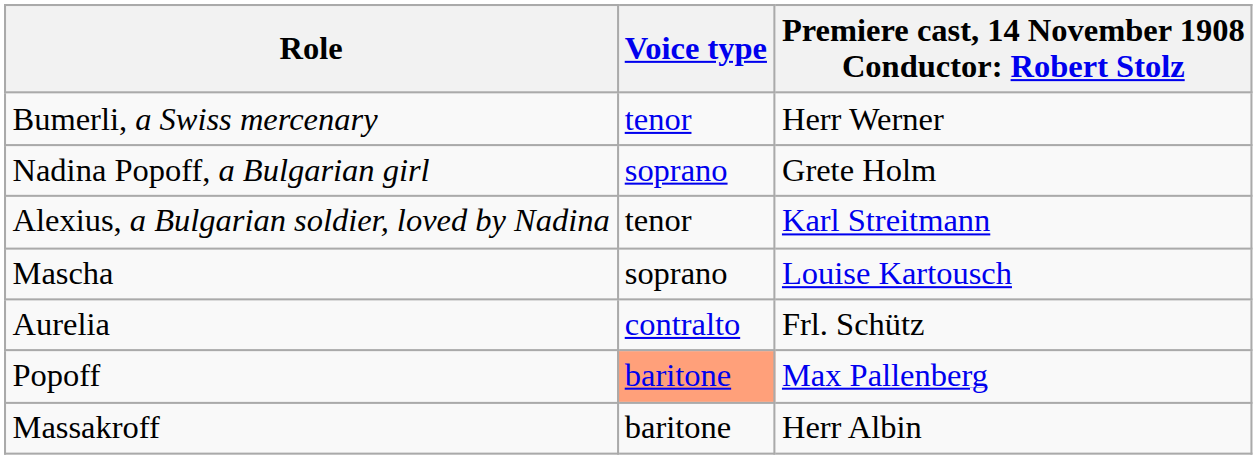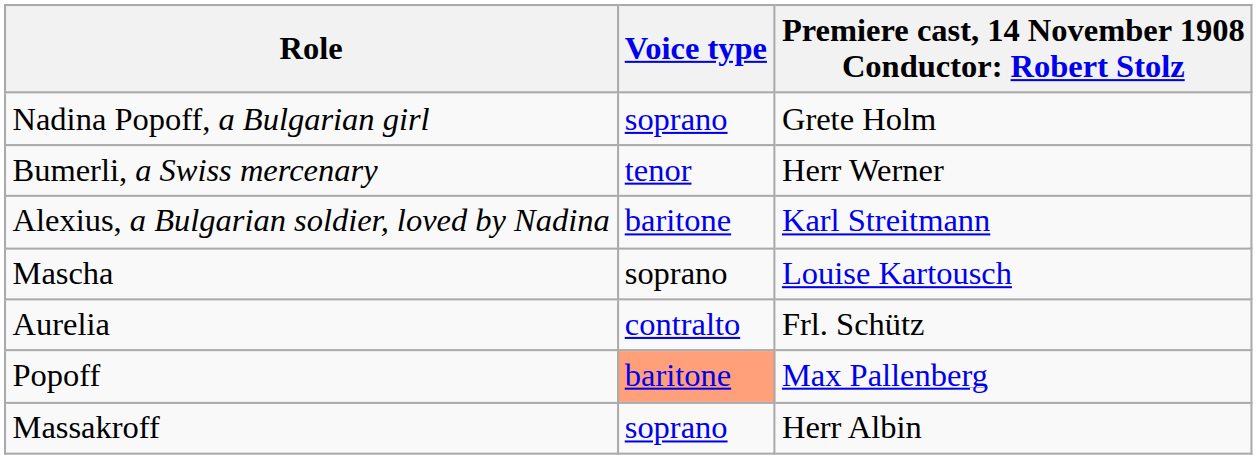rows swapped: (195, 118) <-> (221, 169)
(658, 221) tenor -> (678, 221) baritone
(678, 427) baritone -> (676, 427) soprano
